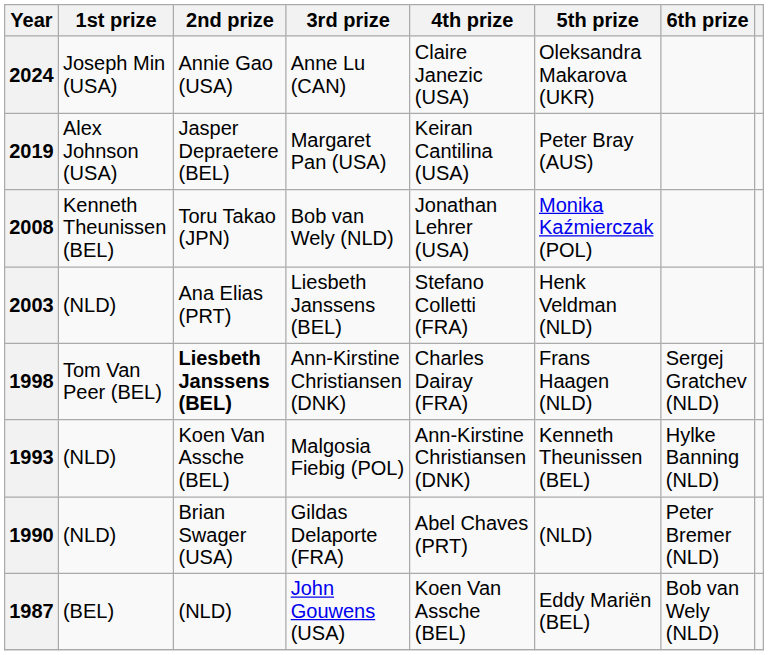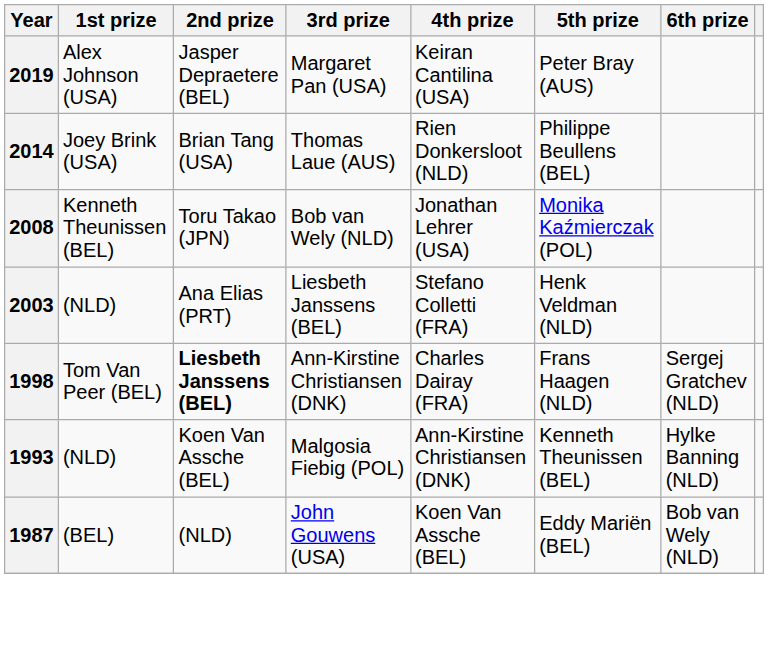- row: (31, 74)
+ row: (31, 151)
- row: (31, 534)
